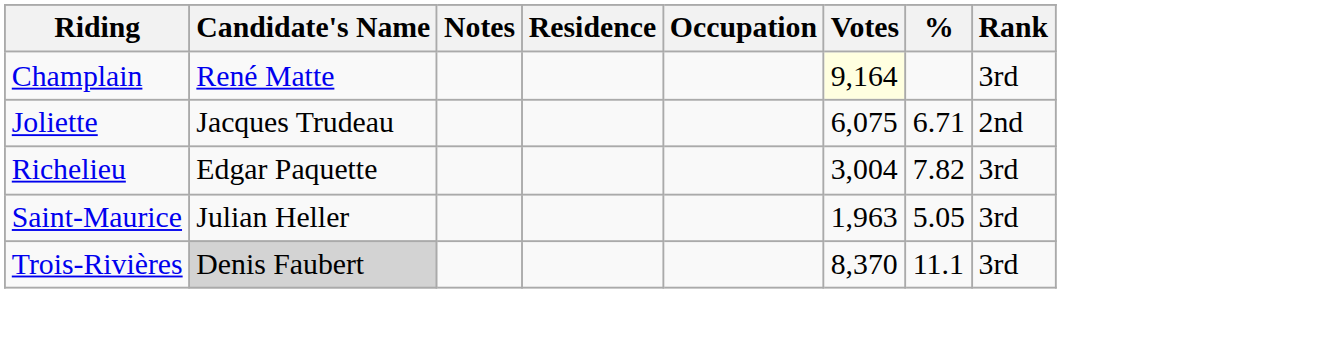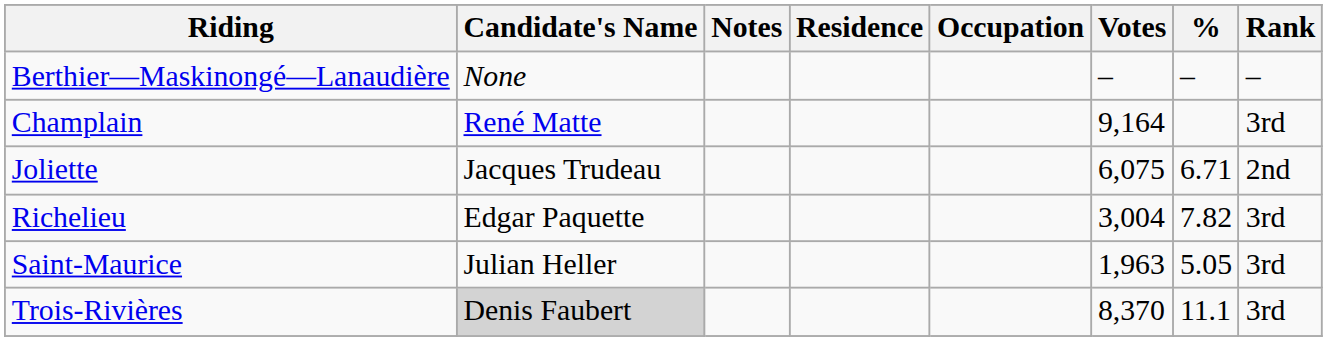+ row: (231, 75)
(864, 75) lightyellow background -> (1131, 122) no background
